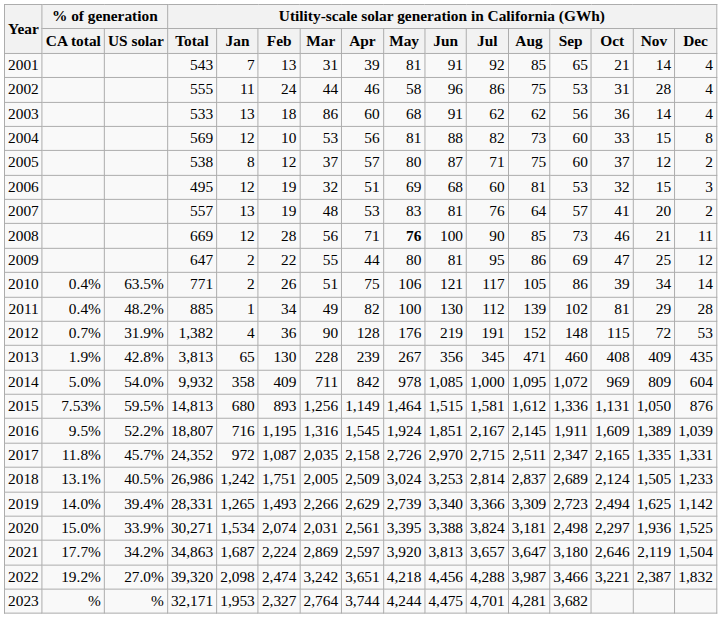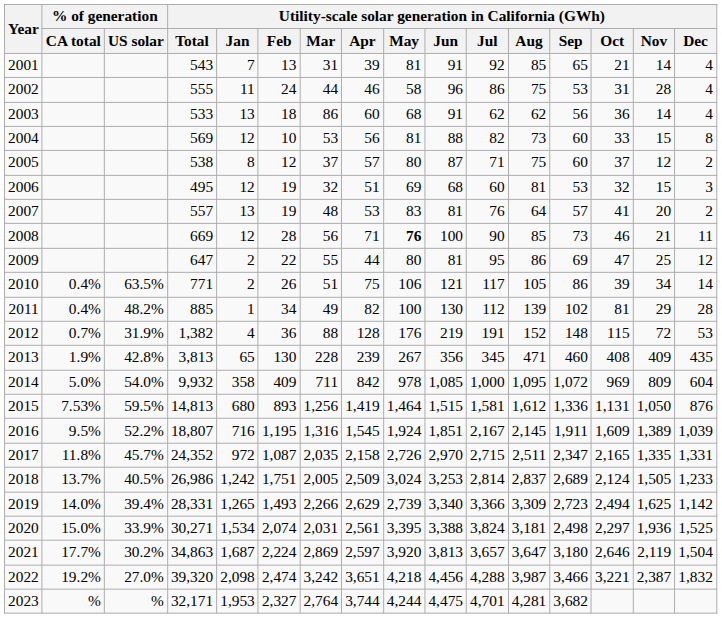(330, 333) 90 -> (330, 333) 88
(362, 406) 1,149 -> (362, 406) 1,419
(81, 479) 13.1% -> (81, 479) 13.7%
(144, 552) 34.2% -> (144, 552) 30.2%
